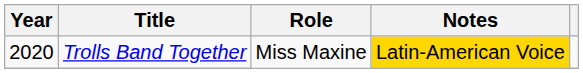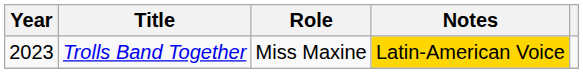(31, 52) 2020 -> (31, 52) 2023
